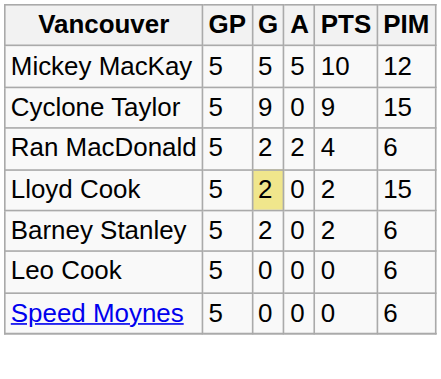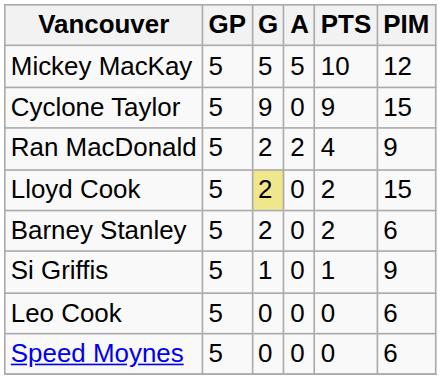(390, 148) 6 -> (390, 148) 9
+ row: (60, 271)
